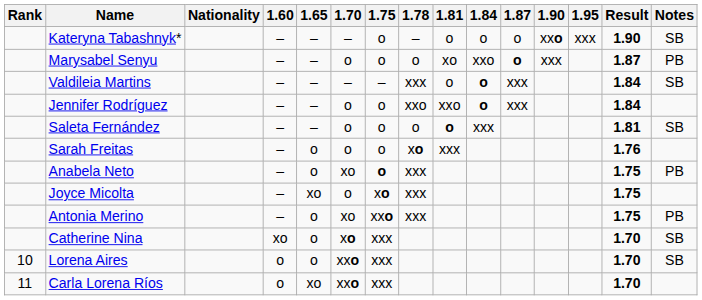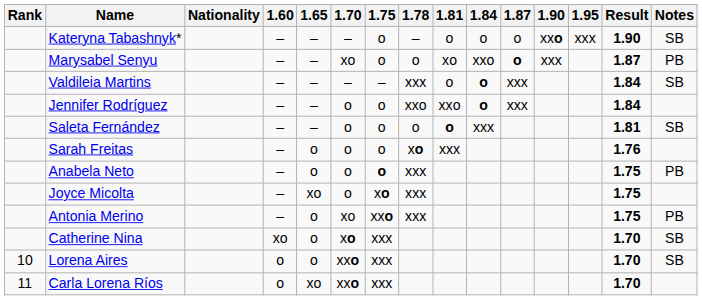(348, 60) o -> (348, 60) xo
(348, 171) xo -> (348, 171) o
